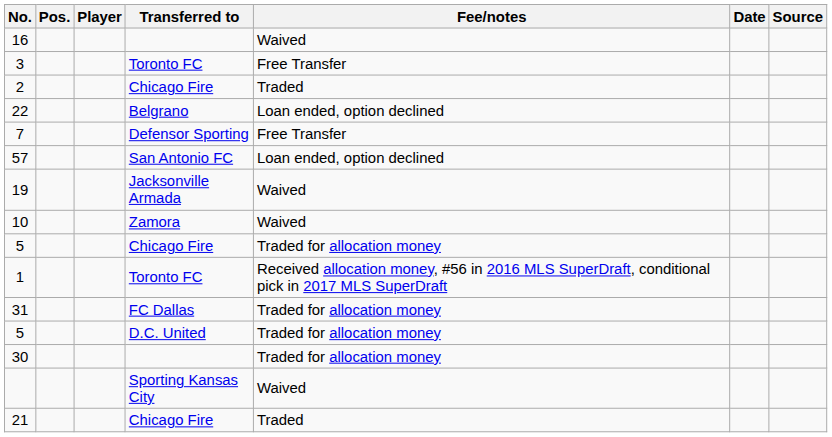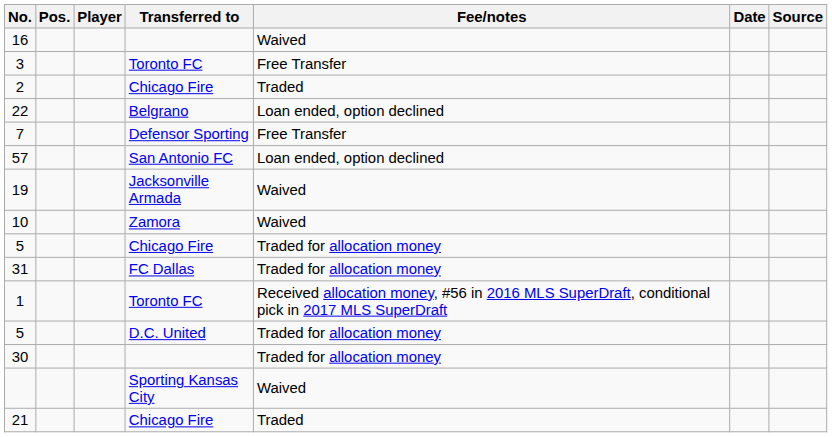rows swapped: (20, 277) <-> (20, 309)
